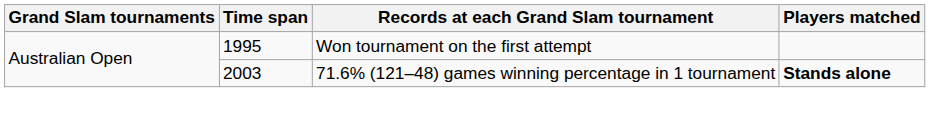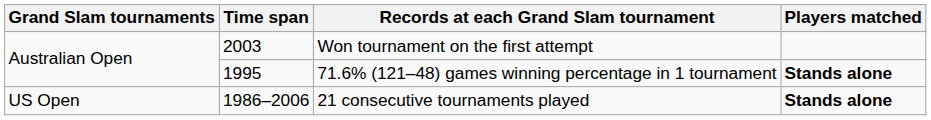(242, 45) 1995 -> (242, 45) 2003
(242, 73) 2003 -> (242, 73) 1995
+ row: (453, 100)
